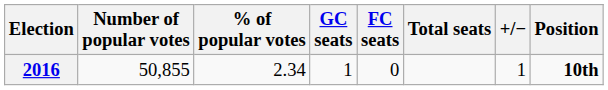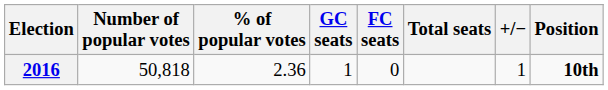(164, 69) 50,855 -> (164, 69) 50,818
(290, 69) 2.34 -> (290, 69) 2.36
